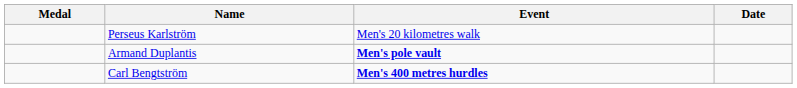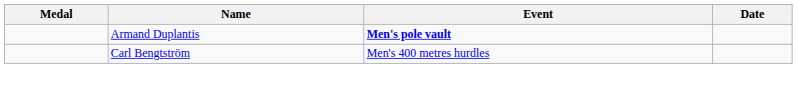- row: (152, 34)
(422, 73) bold -> (428, 54) normal
